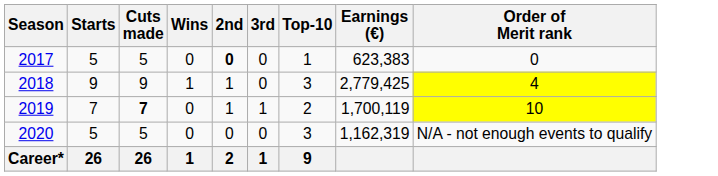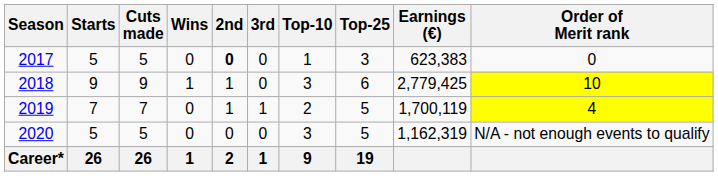+ column: (365, 25)
(534, 84) 4 -> (592, 84) 10
(143, 109) bold -> (143, 109) normal
(534, 109) 10 -> (592, 109) 4
